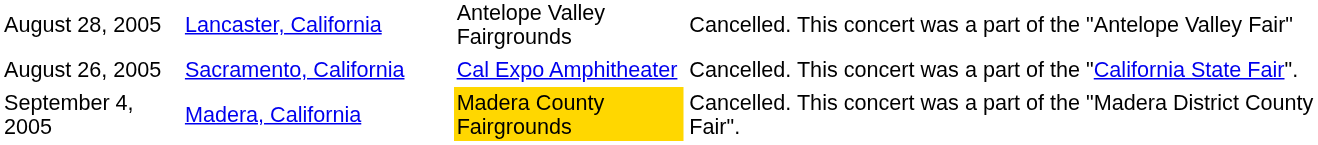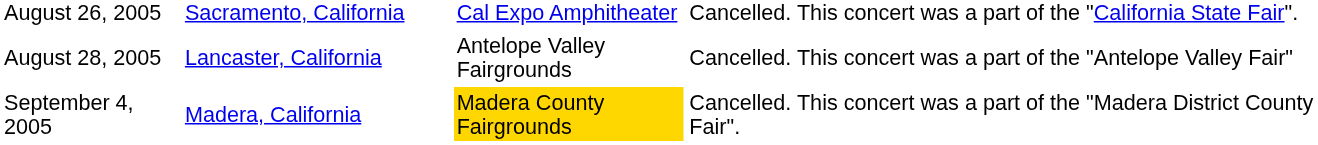rows swapped: (83, 69) <-> (83, 24)
